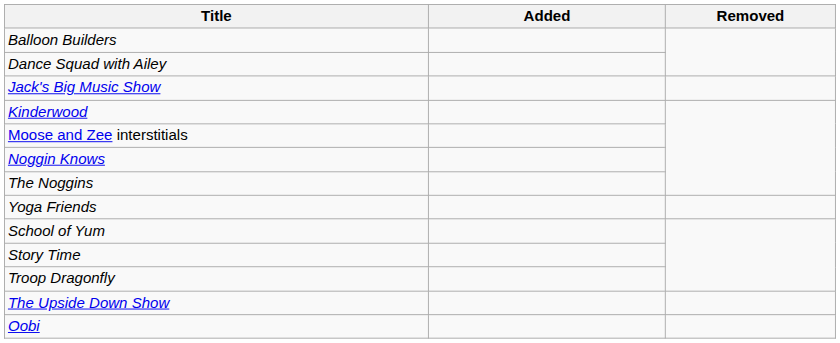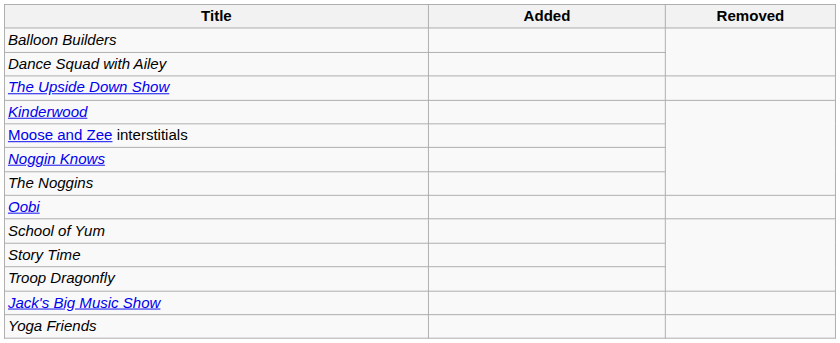rows swapped: (84, 87) <-> (89, 302)
rows swapped: (24, 326) <-> (52, 207)
